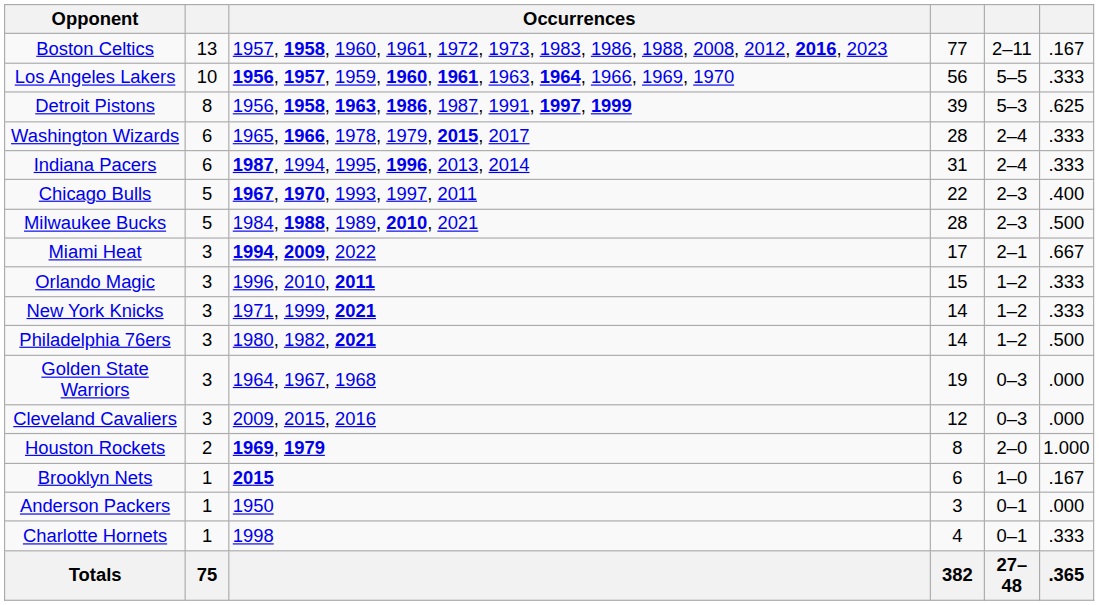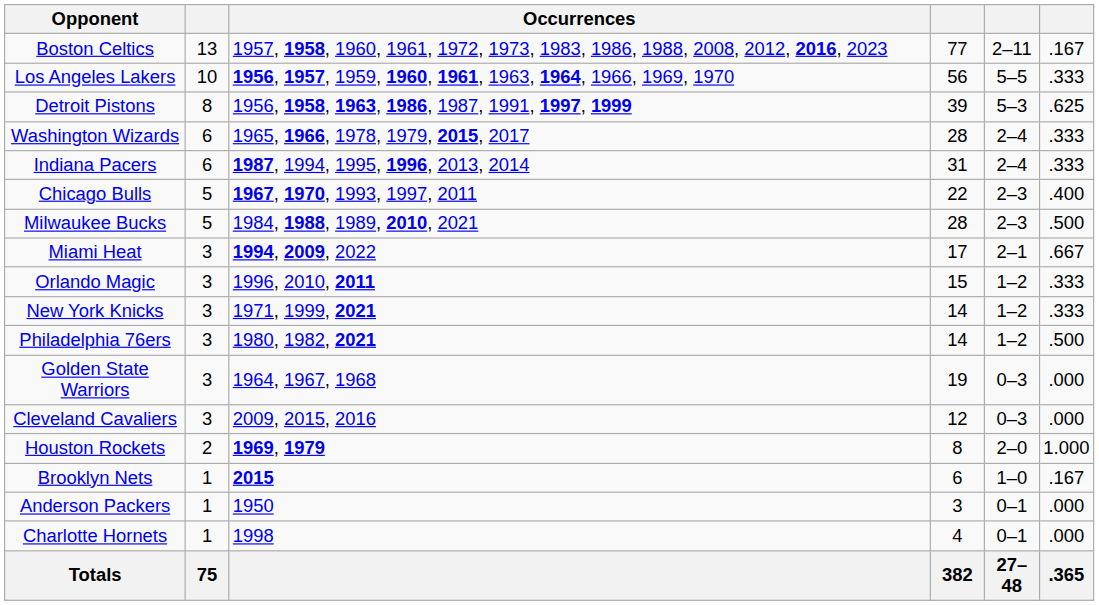(1066, 535) .333 -> (1066, 535) .000
